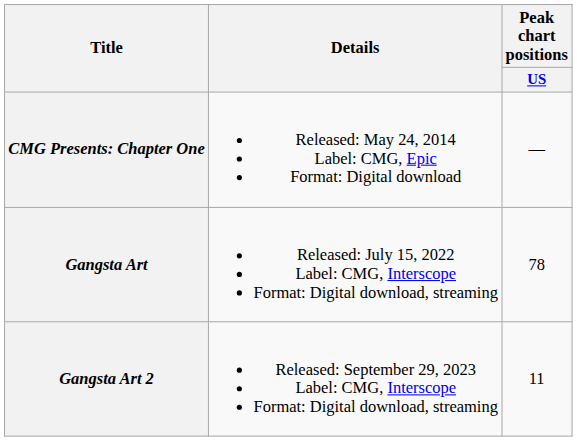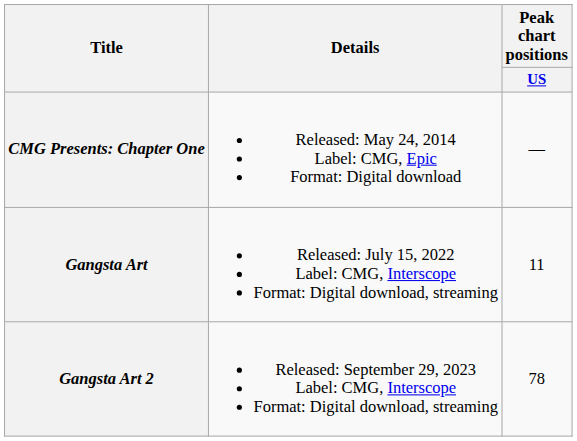(537, 264) 78 -> (537, 264) 11
(537, 378) 11 -> (537, 378) 78
